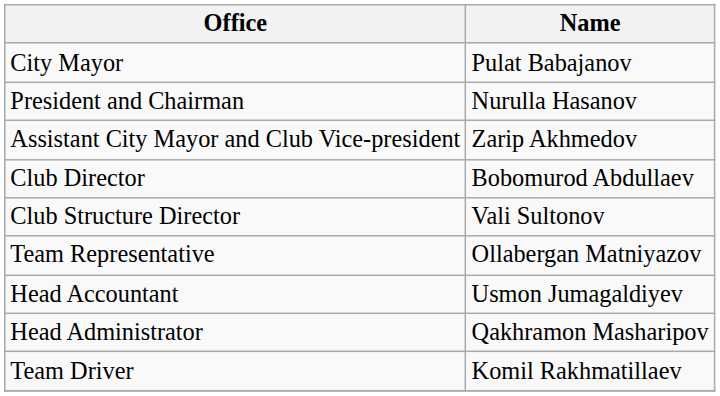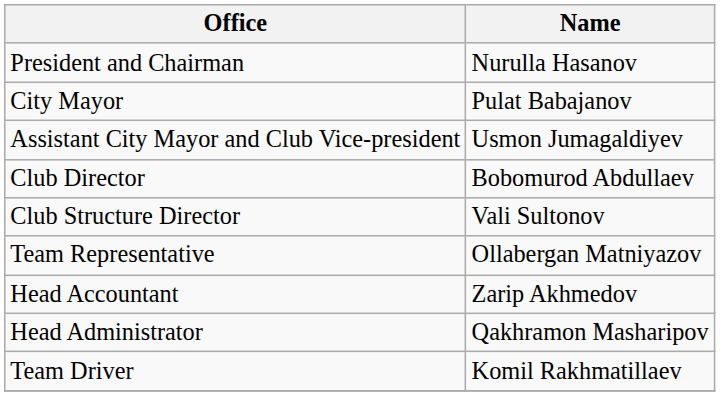rows swapped: (67, 62) <-> (127, 100)
(554, 139) Zarip Akhmedov -> (577, 139) Usmon Jumagaldiyev
(577, 293) Usmon Jumagaldiyev -> (554, 293) Zarip Akhmedov
